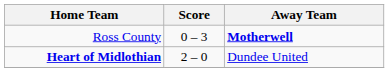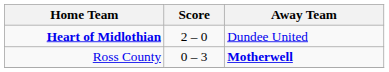rows swapped: (127, 36) <-> (104, 57)
